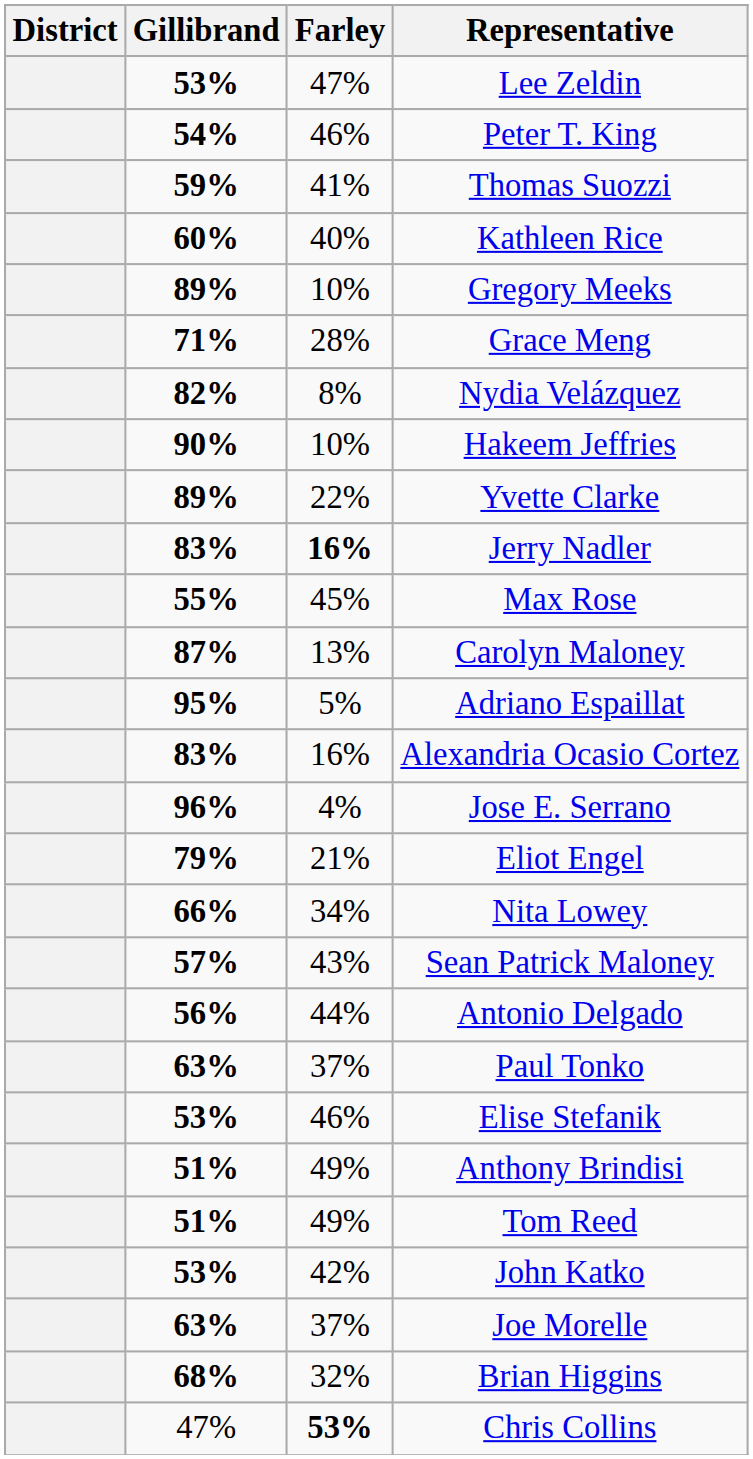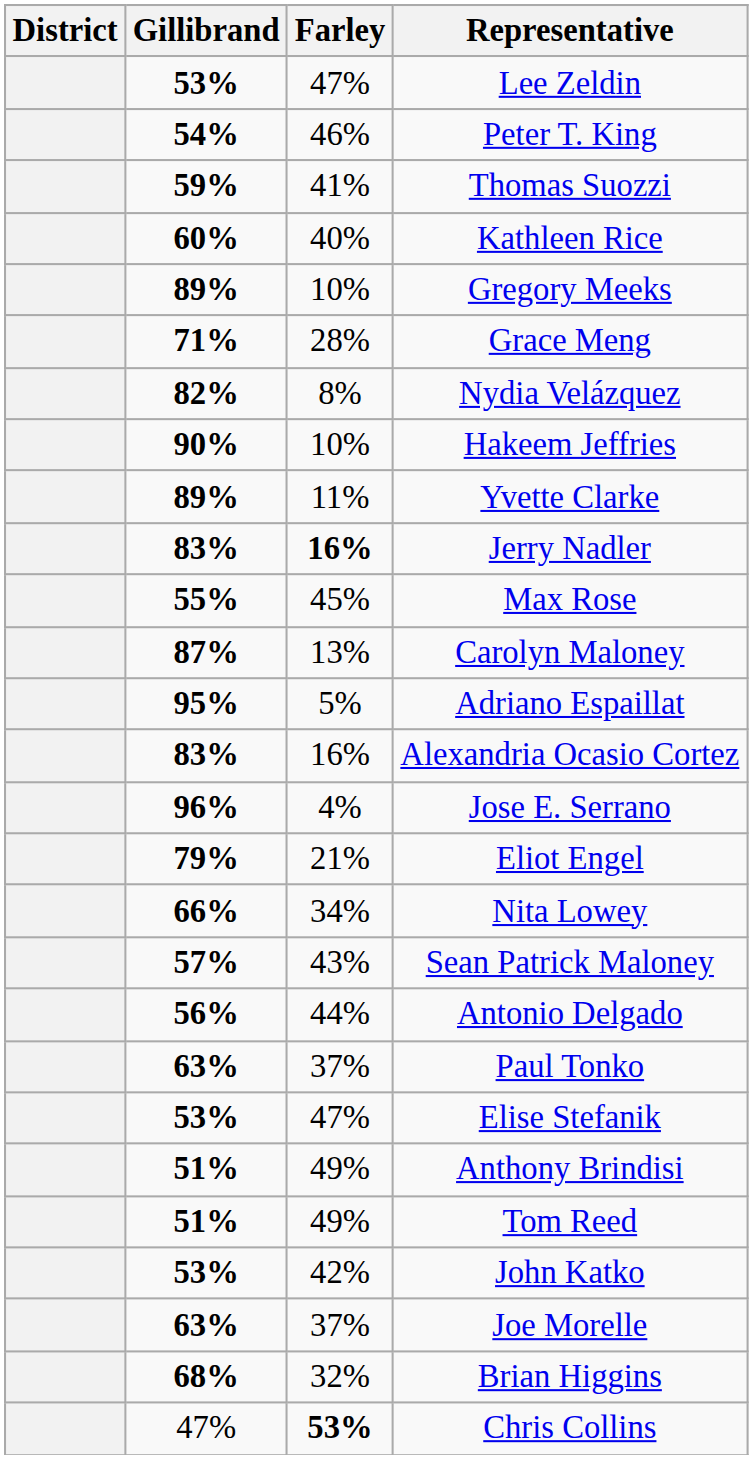(340, 496) 22% -> (340, 496) 11%
(340, 1117) 46% -> (340, 1117) 47%
